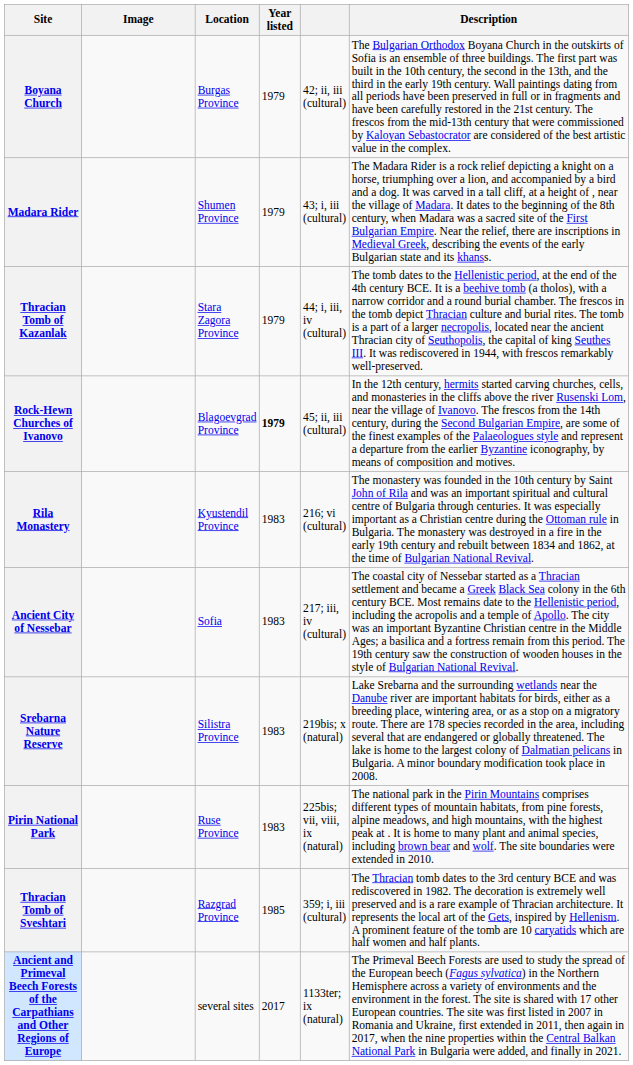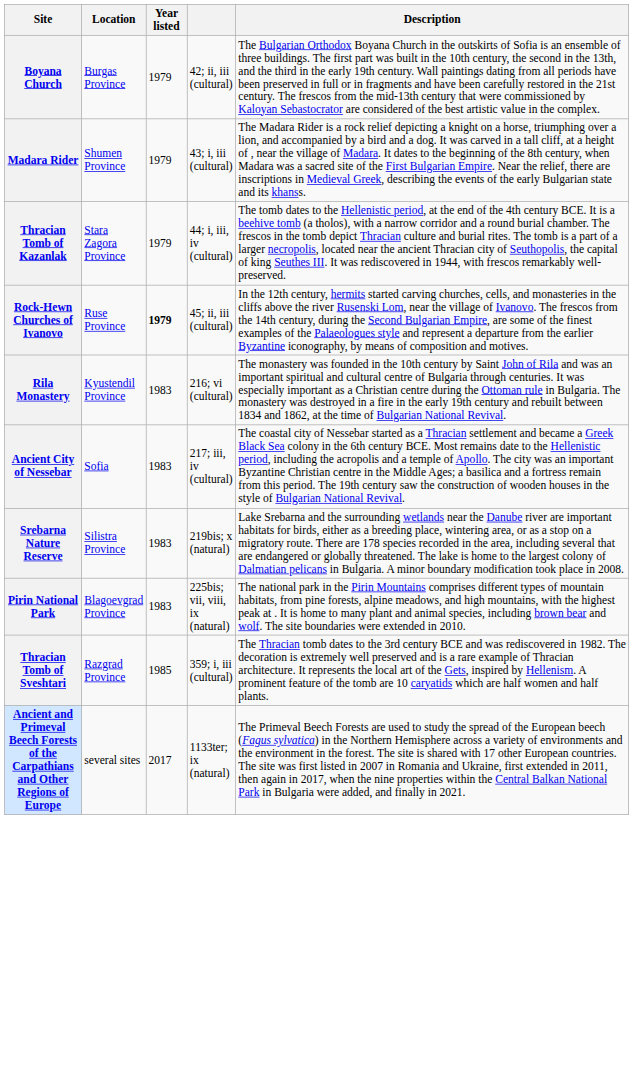- column: (138, 20)
(227, 423) Blagoevgrad Province -> (105, 319) Ruse Province
(218, 827) Ruse Province -> (114, 606) Blagoevgrad Province
